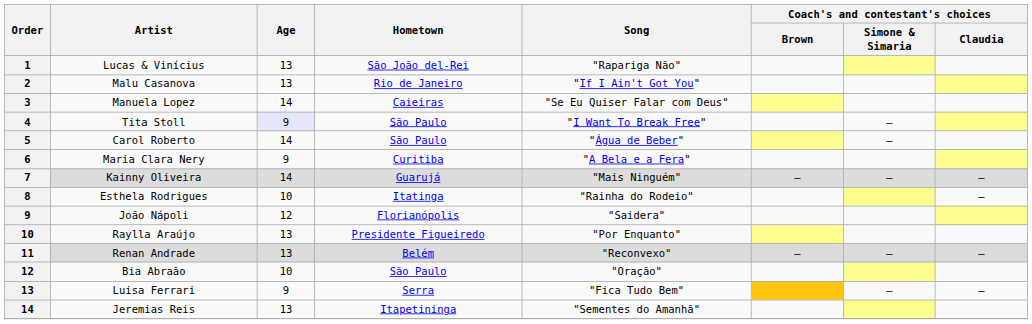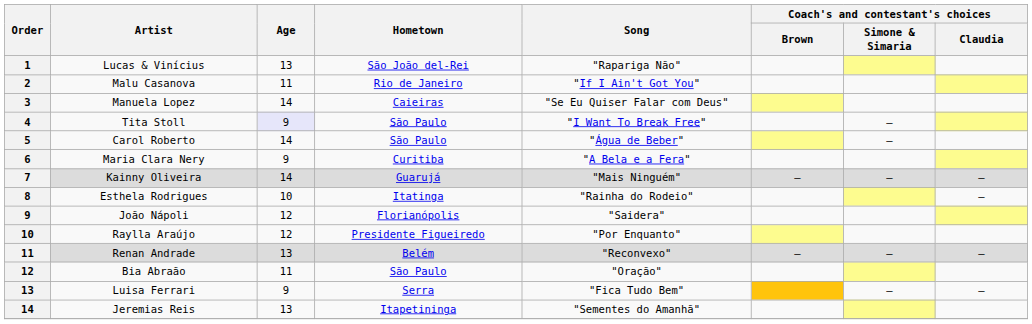(286, 84) 13 -> (286, 84) 11
(286, 234) 13 -> (286, 234) 12
(286, 272) 10 -> (286, 272) 11
